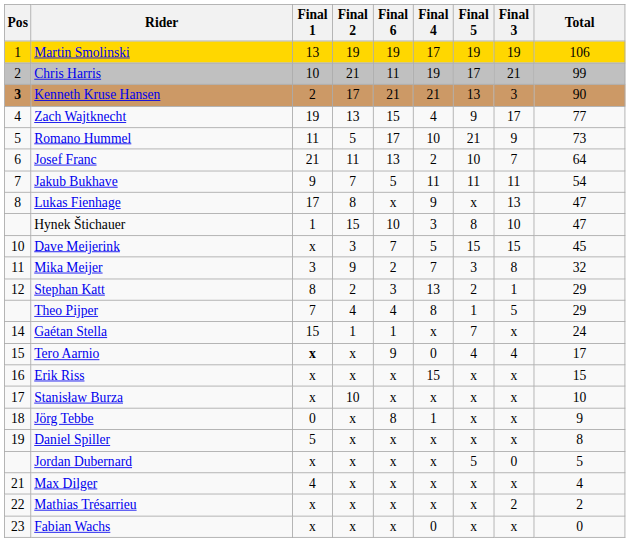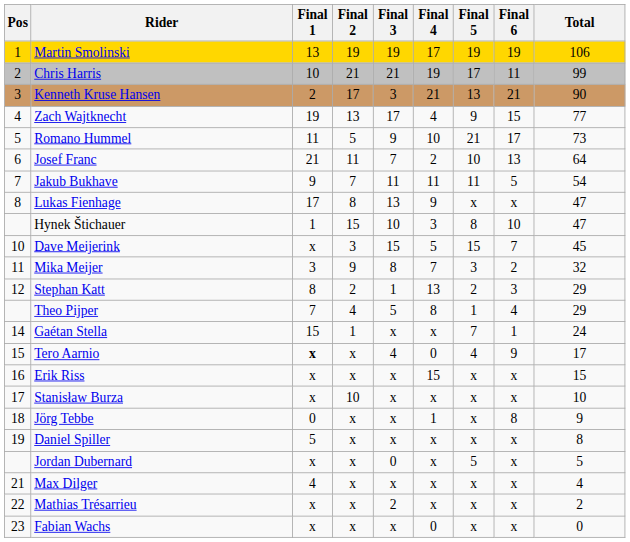columns swapped: (514, 22) <-> (393, 22)
(18, 95) bold -> (18, 95) normal
